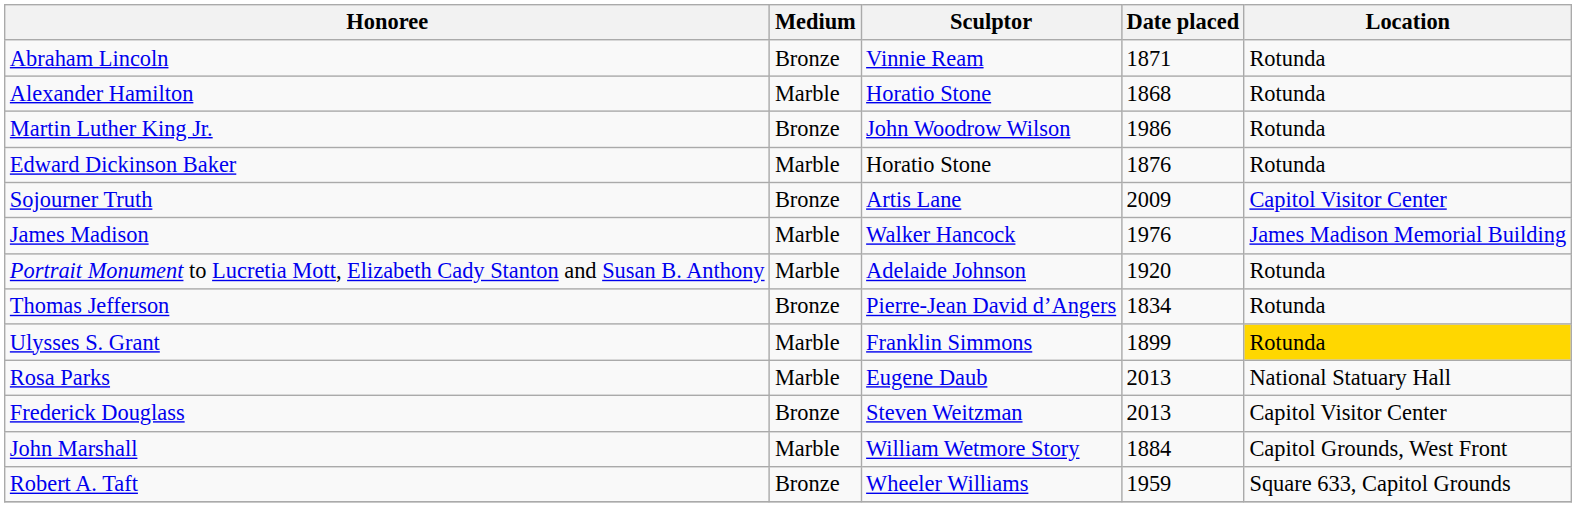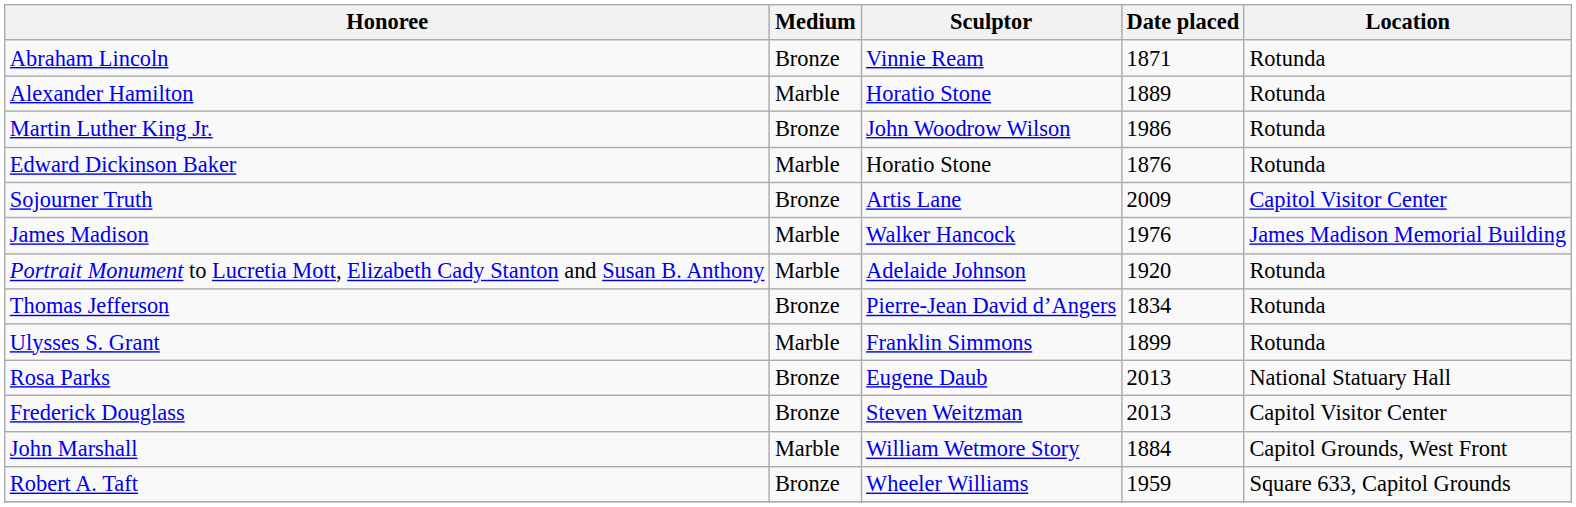(1149, 93) 1868 -> (1149, 93) 1889
(1287, 341) gold background -> (1287, 341) no background
(807, 377) Marble -> (807, 377) Bronze
